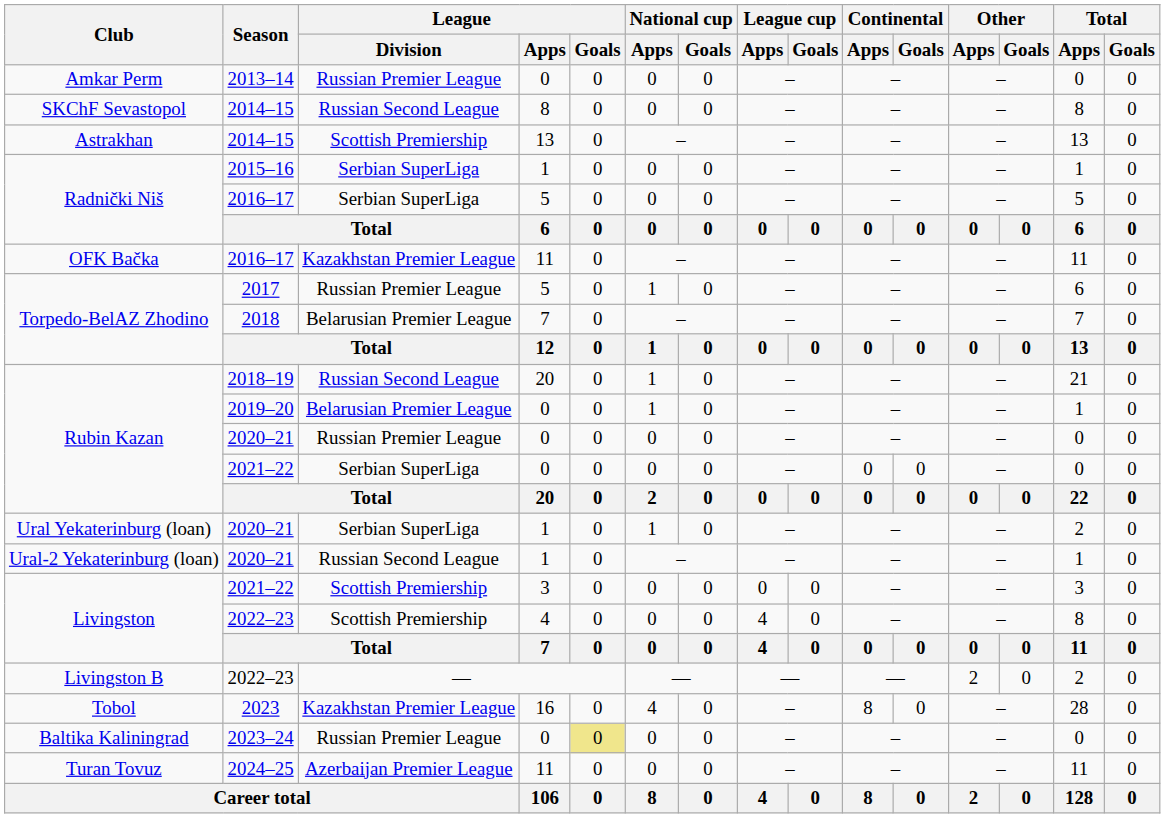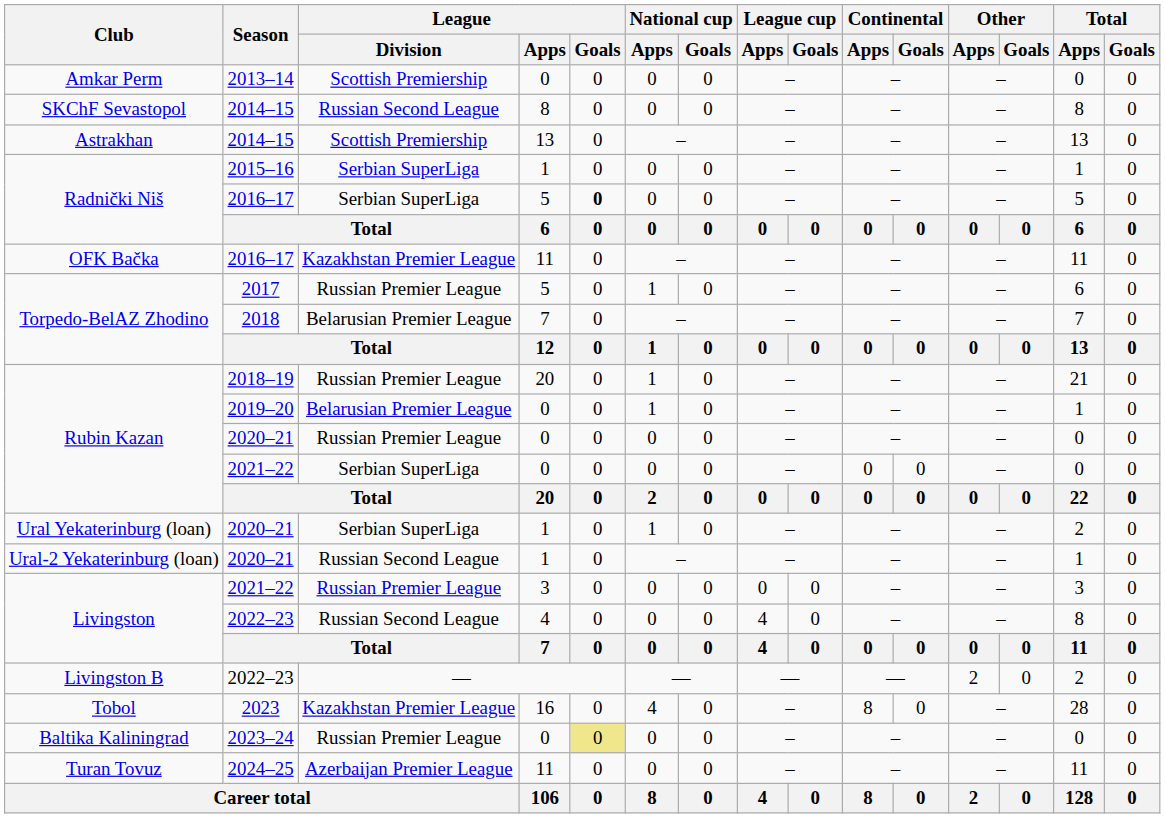(409, 79) Russian Premier League -> (409, 79) Scottish Premiership
(598, 199) normal -> (598, 199) bold
(409, 378) Russian Second League -> (409, 378) Russian Premier League
(409, 588) Scottish Premiership -> (409, 588) Russian Premier League
(409, 618) Scottish Premiership -> (409, 618) Russian Second League
